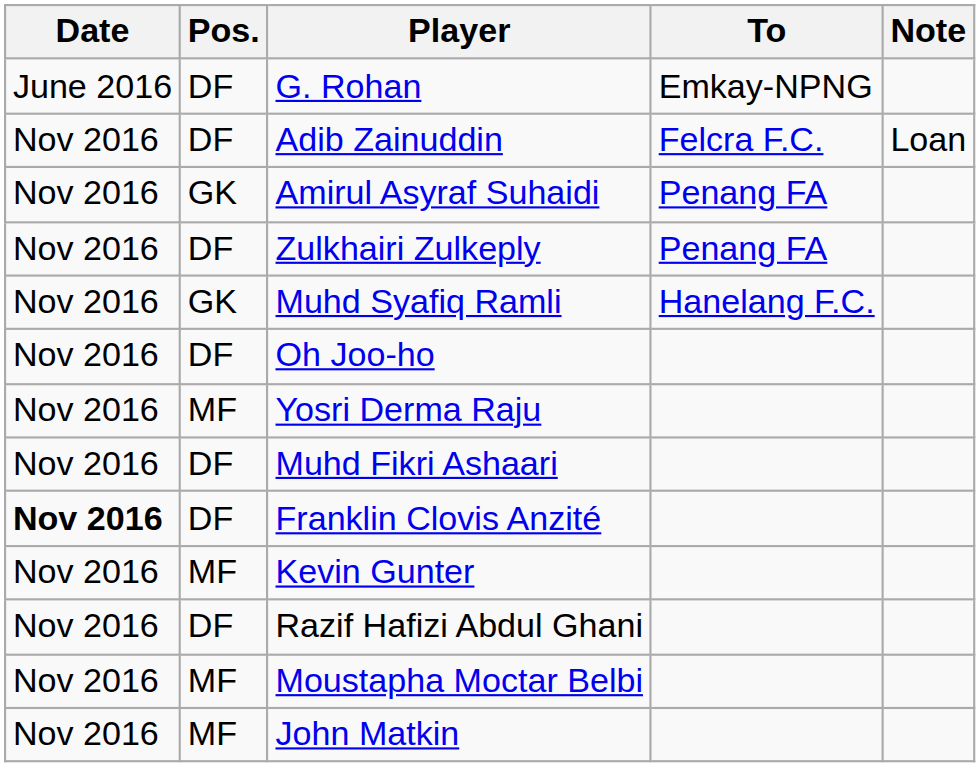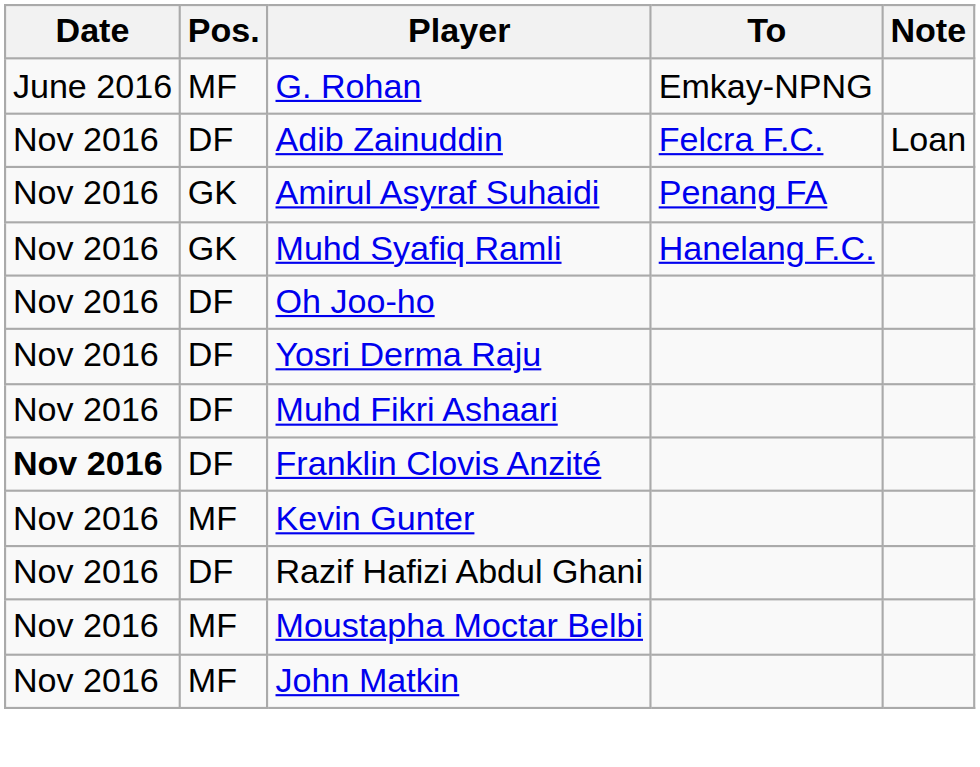(211, 85) DF -> (212, 85) MF
- row: (408, 247)
(212, 409) MF -> (211, 355) DF
